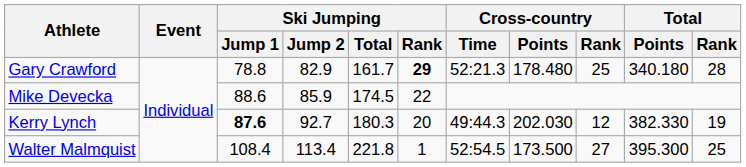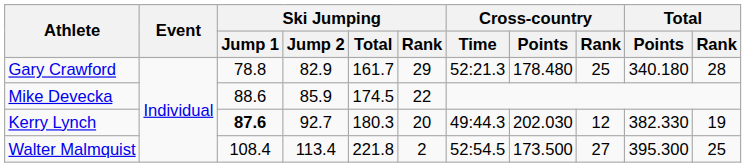(422, 70) bold -> (422, 70) normal
(422, 149) 1 -> (422, 149) 2
